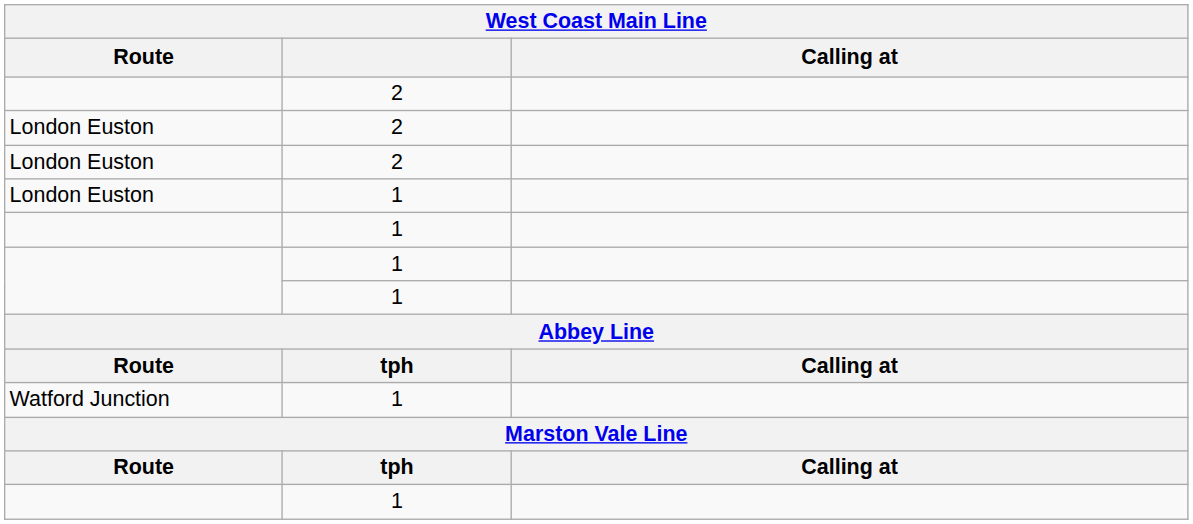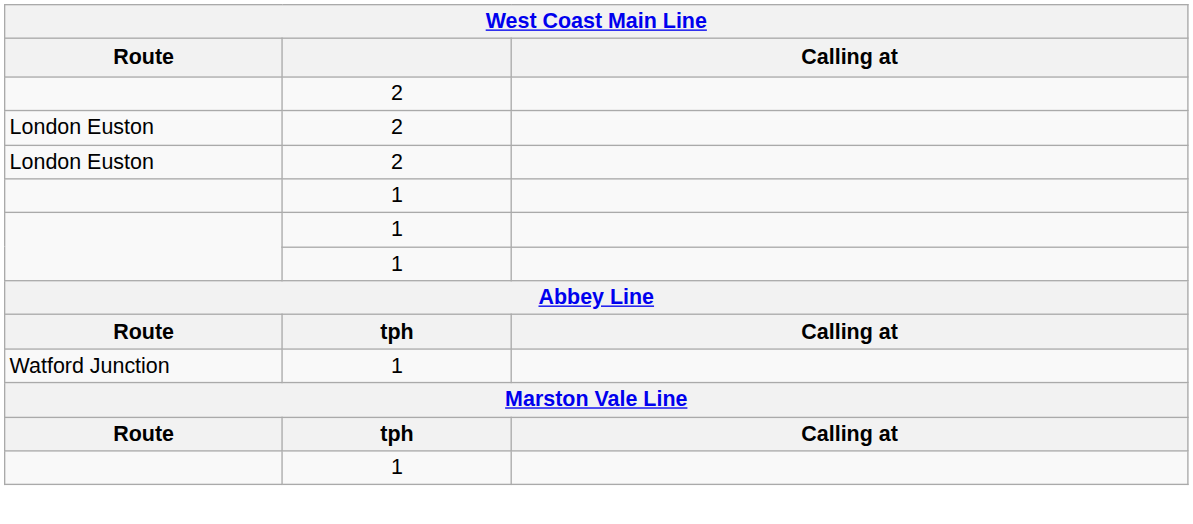- row: (82, 195)
